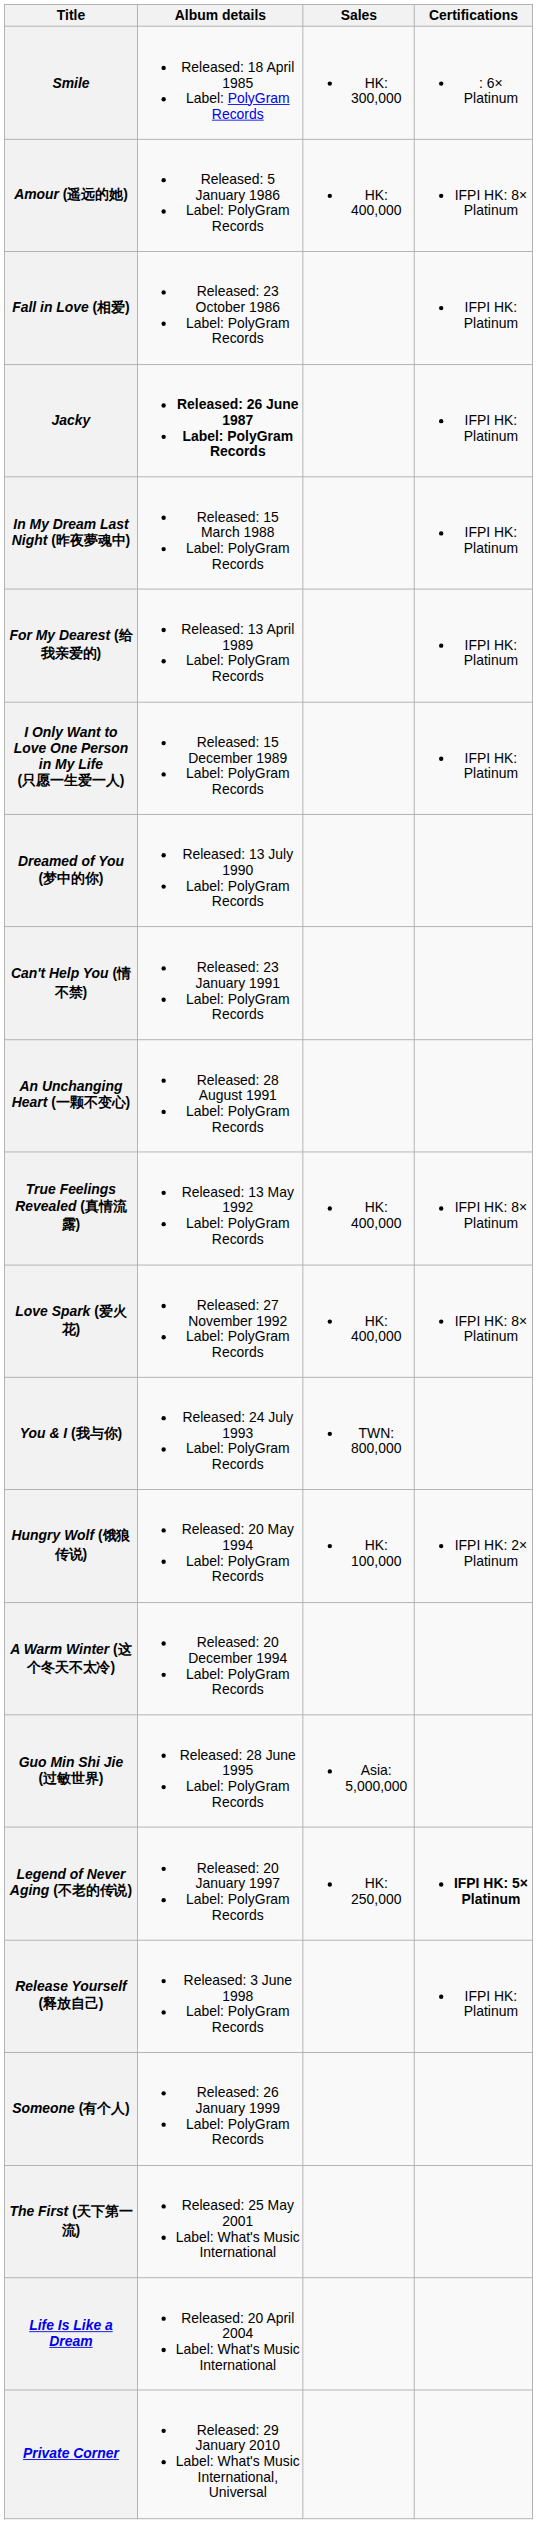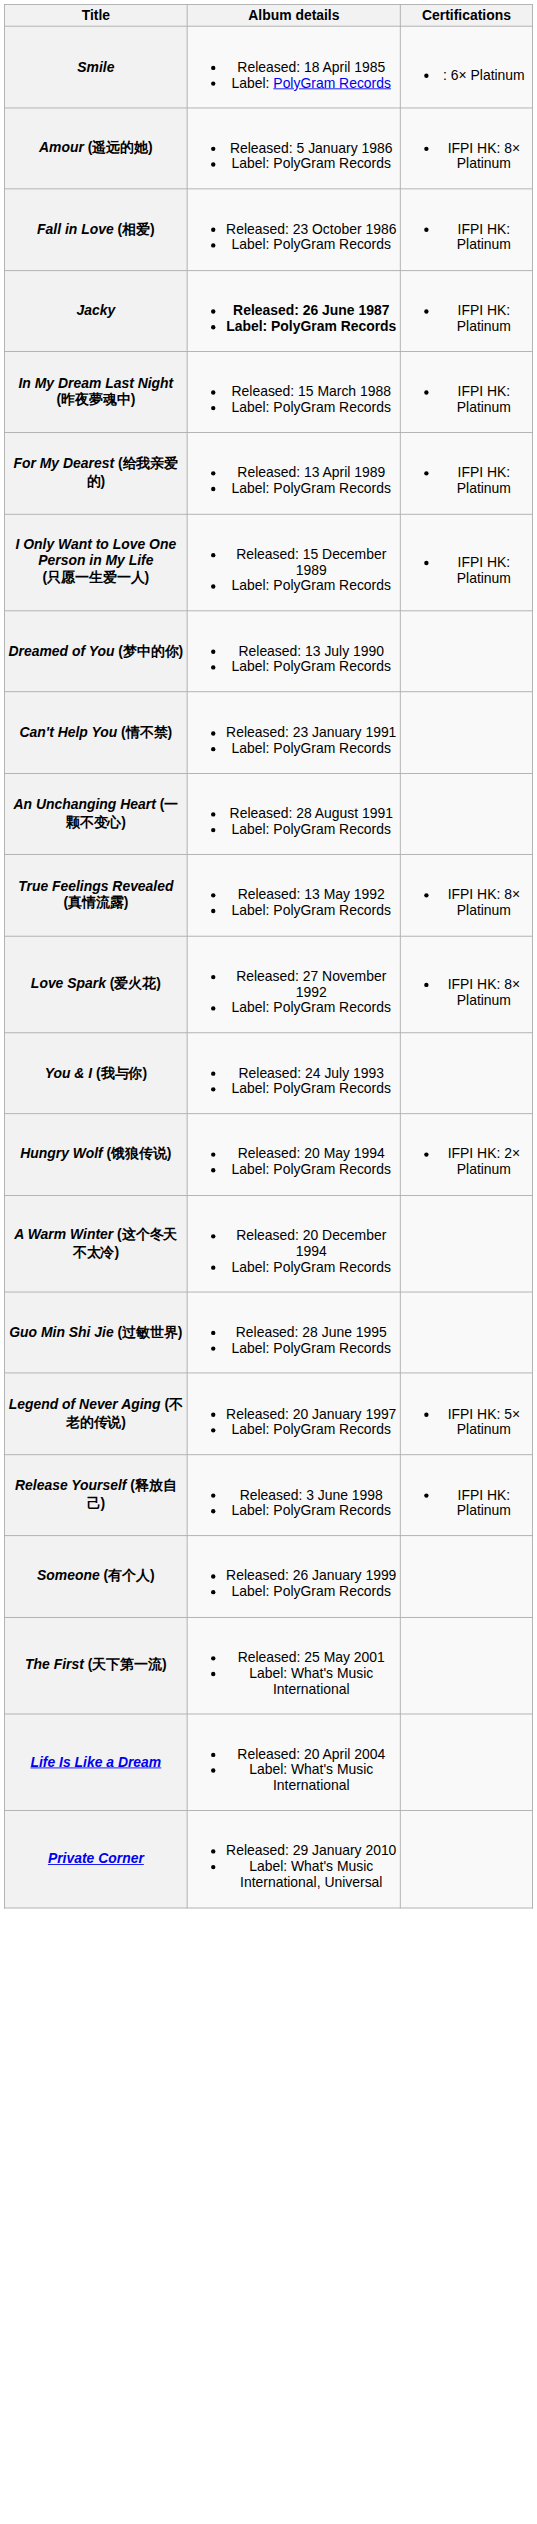- column: (359, 15)
(474, 1892) bold -> (466, 1422) normal
